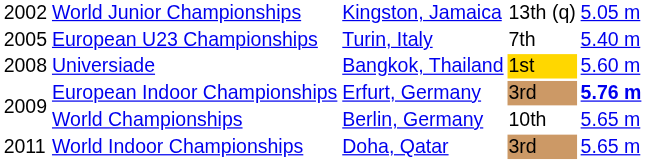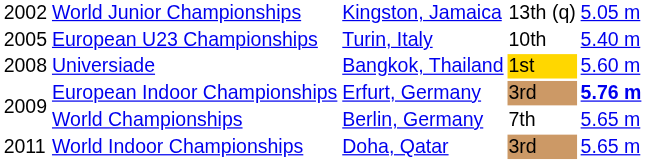(522, 39) 7th -> (527, 39) 10th
(527, 119) 10th -> (522, 119) 7th
